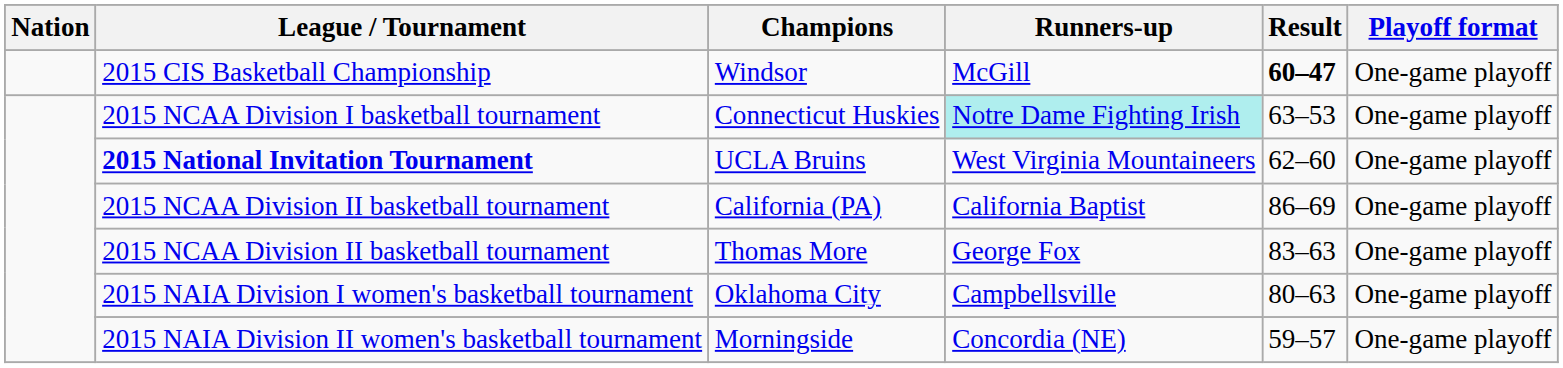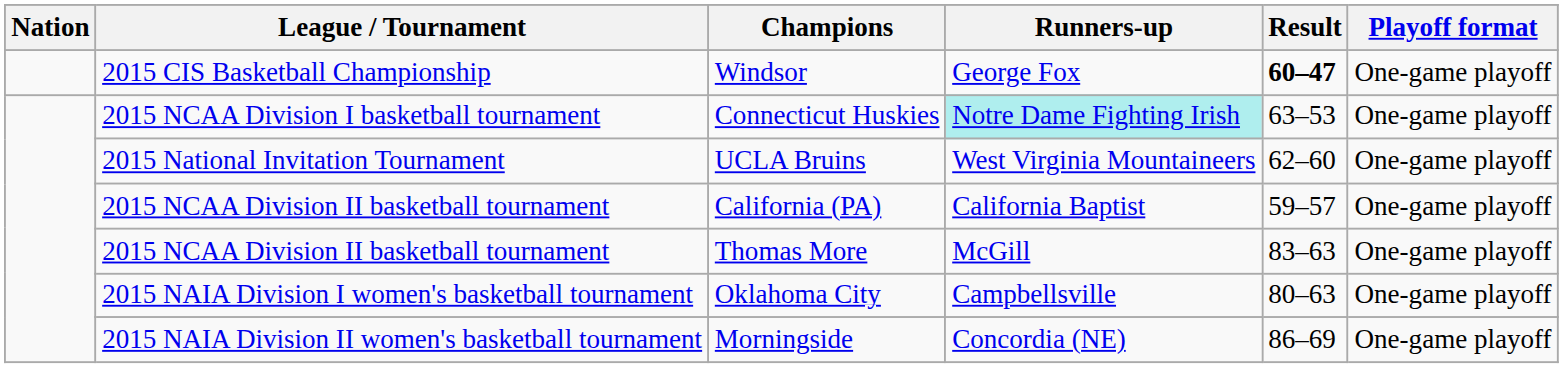(991, 71) McGill -> (1016, 71) George Fox
(317, 161) bold -> (303, 161) normal
(1302, 205) 86–69 -> (1302, 205) 59–57
(1016, 250) George Fox -> (991, 250) McGill
(1302, 339) 59–57 -> (1302, 339) 86–69
